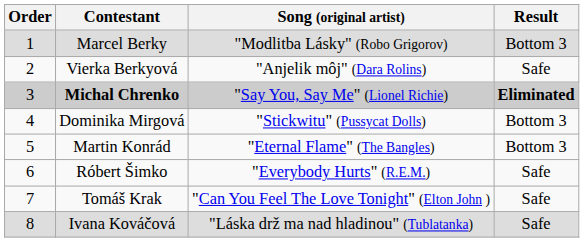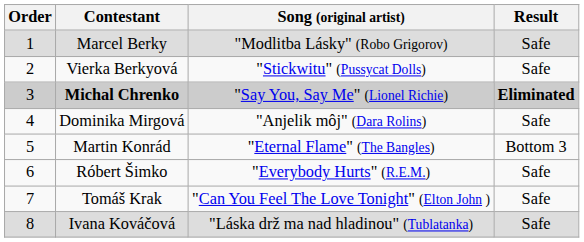(536, 43) Bottom 3 -> (536, 43) Safe
(341, 69) "Anjelik môj" (Dara Rolins) -> (341, 69) "Stickwitu" (Pussycat Dolls)
(341, 120) "Stickwitu" (Pussycat Dolls) -> (341, 120) "Anjelik môj" (Dara Rolins)
(536, 120) Bottom 3 -> (536, 120) Safe
